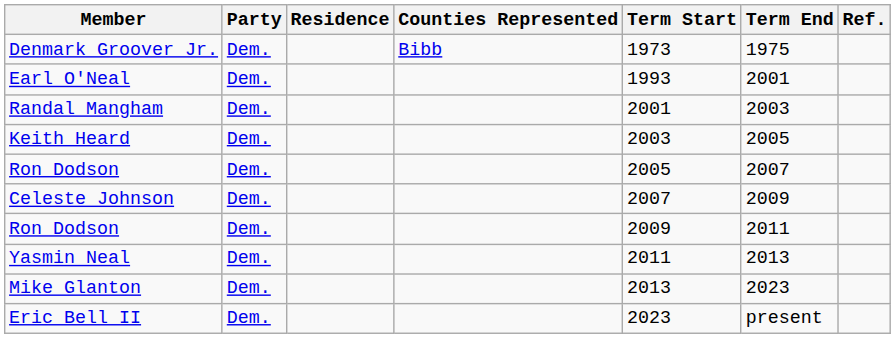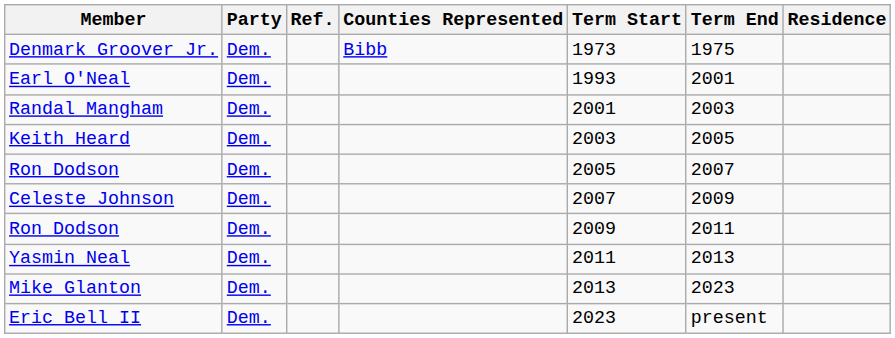columns swapped: (340, 20) <-> (864, 20)
